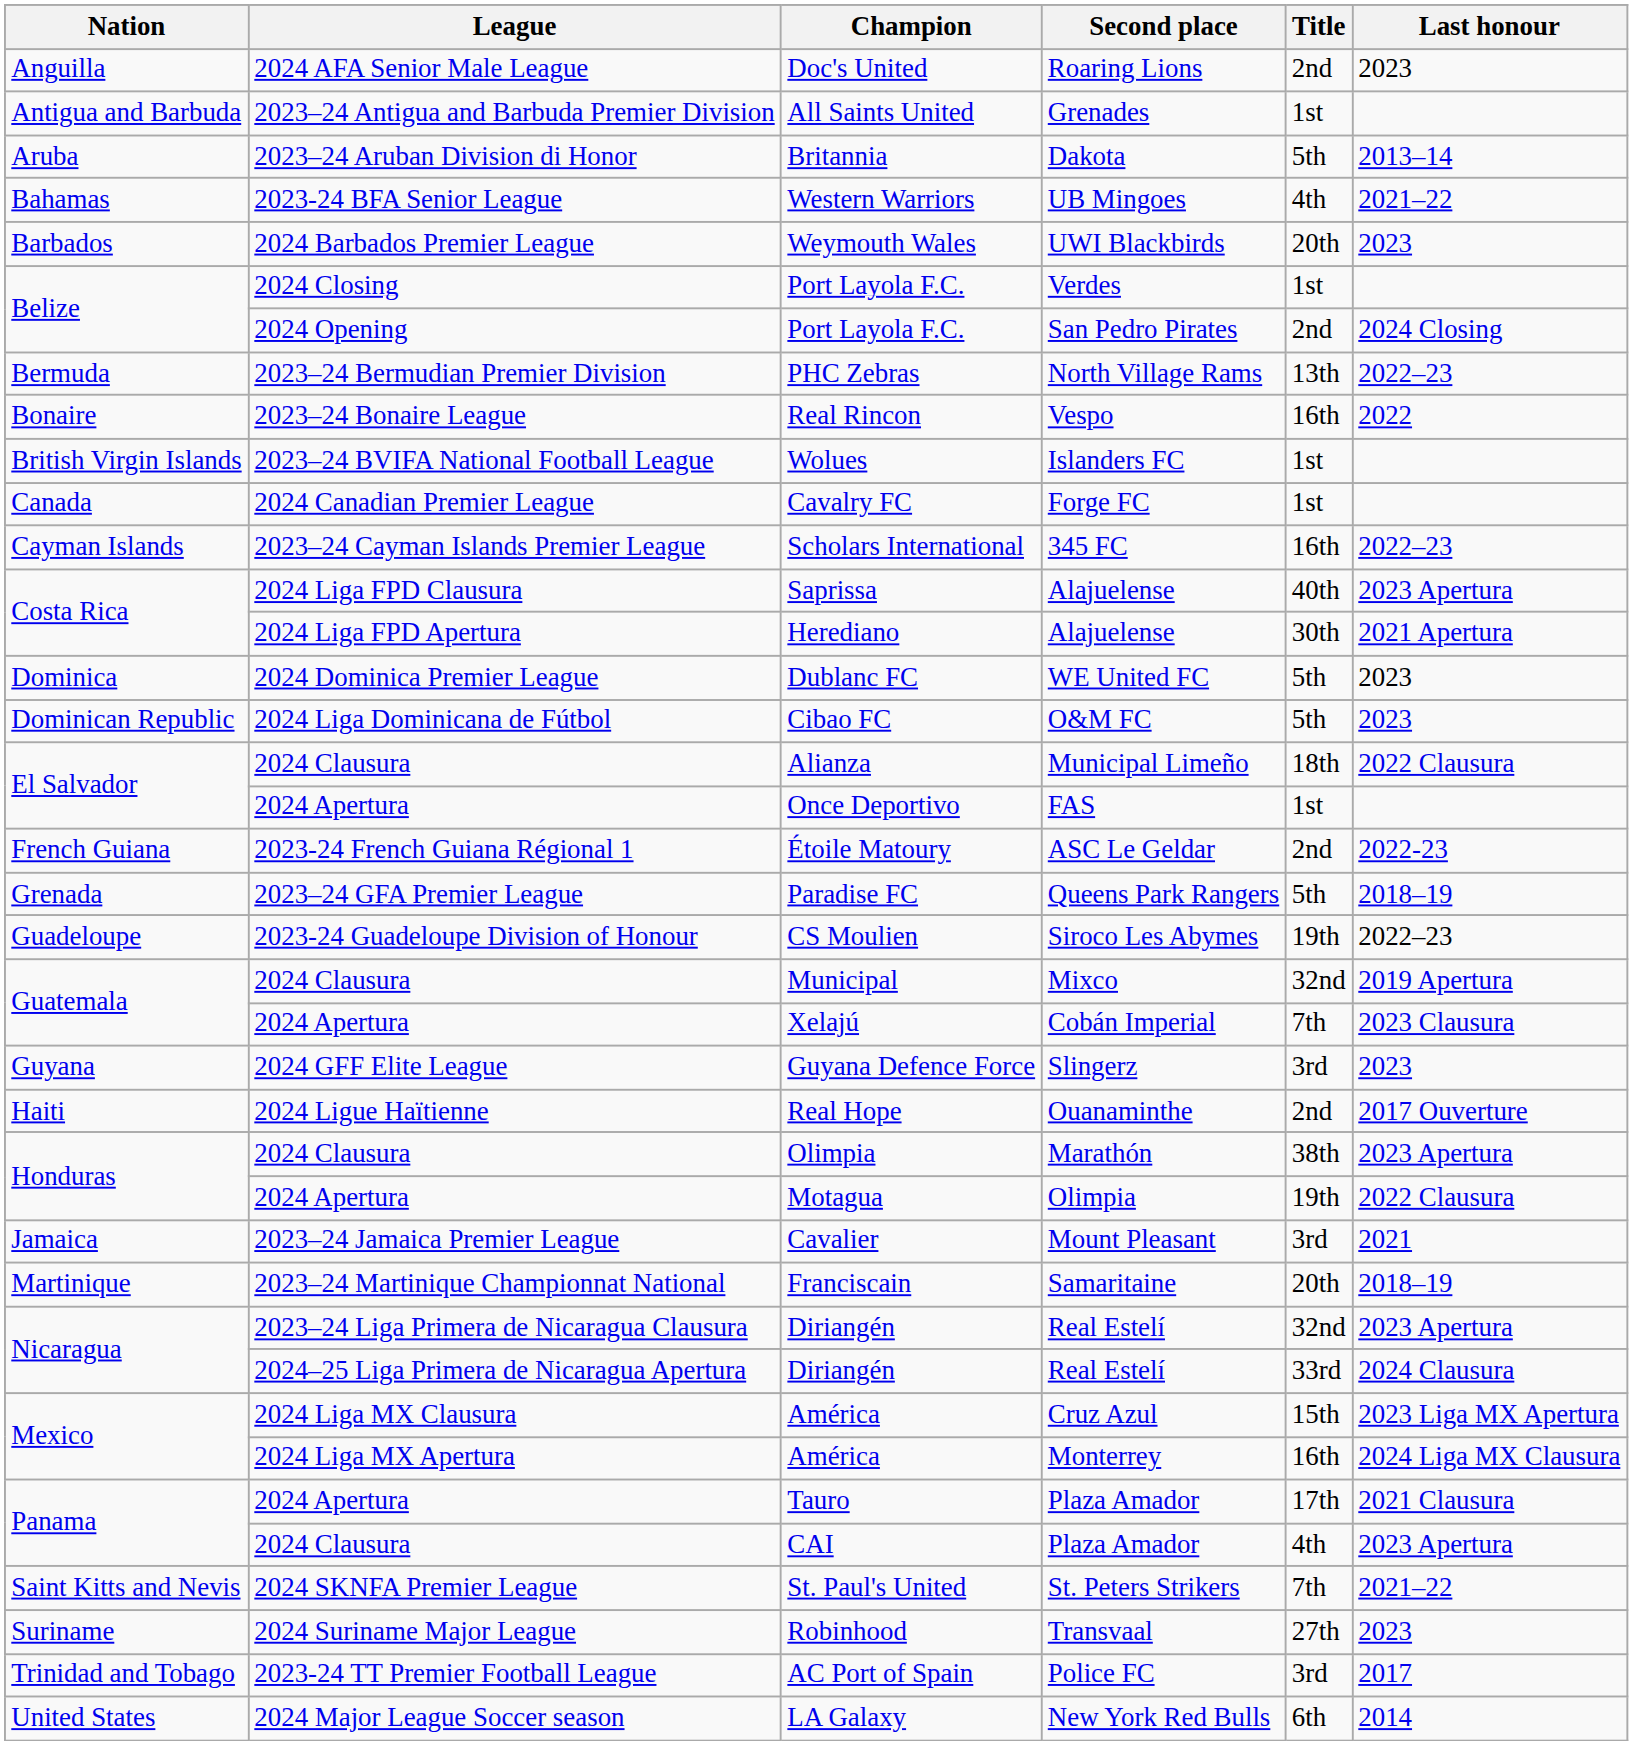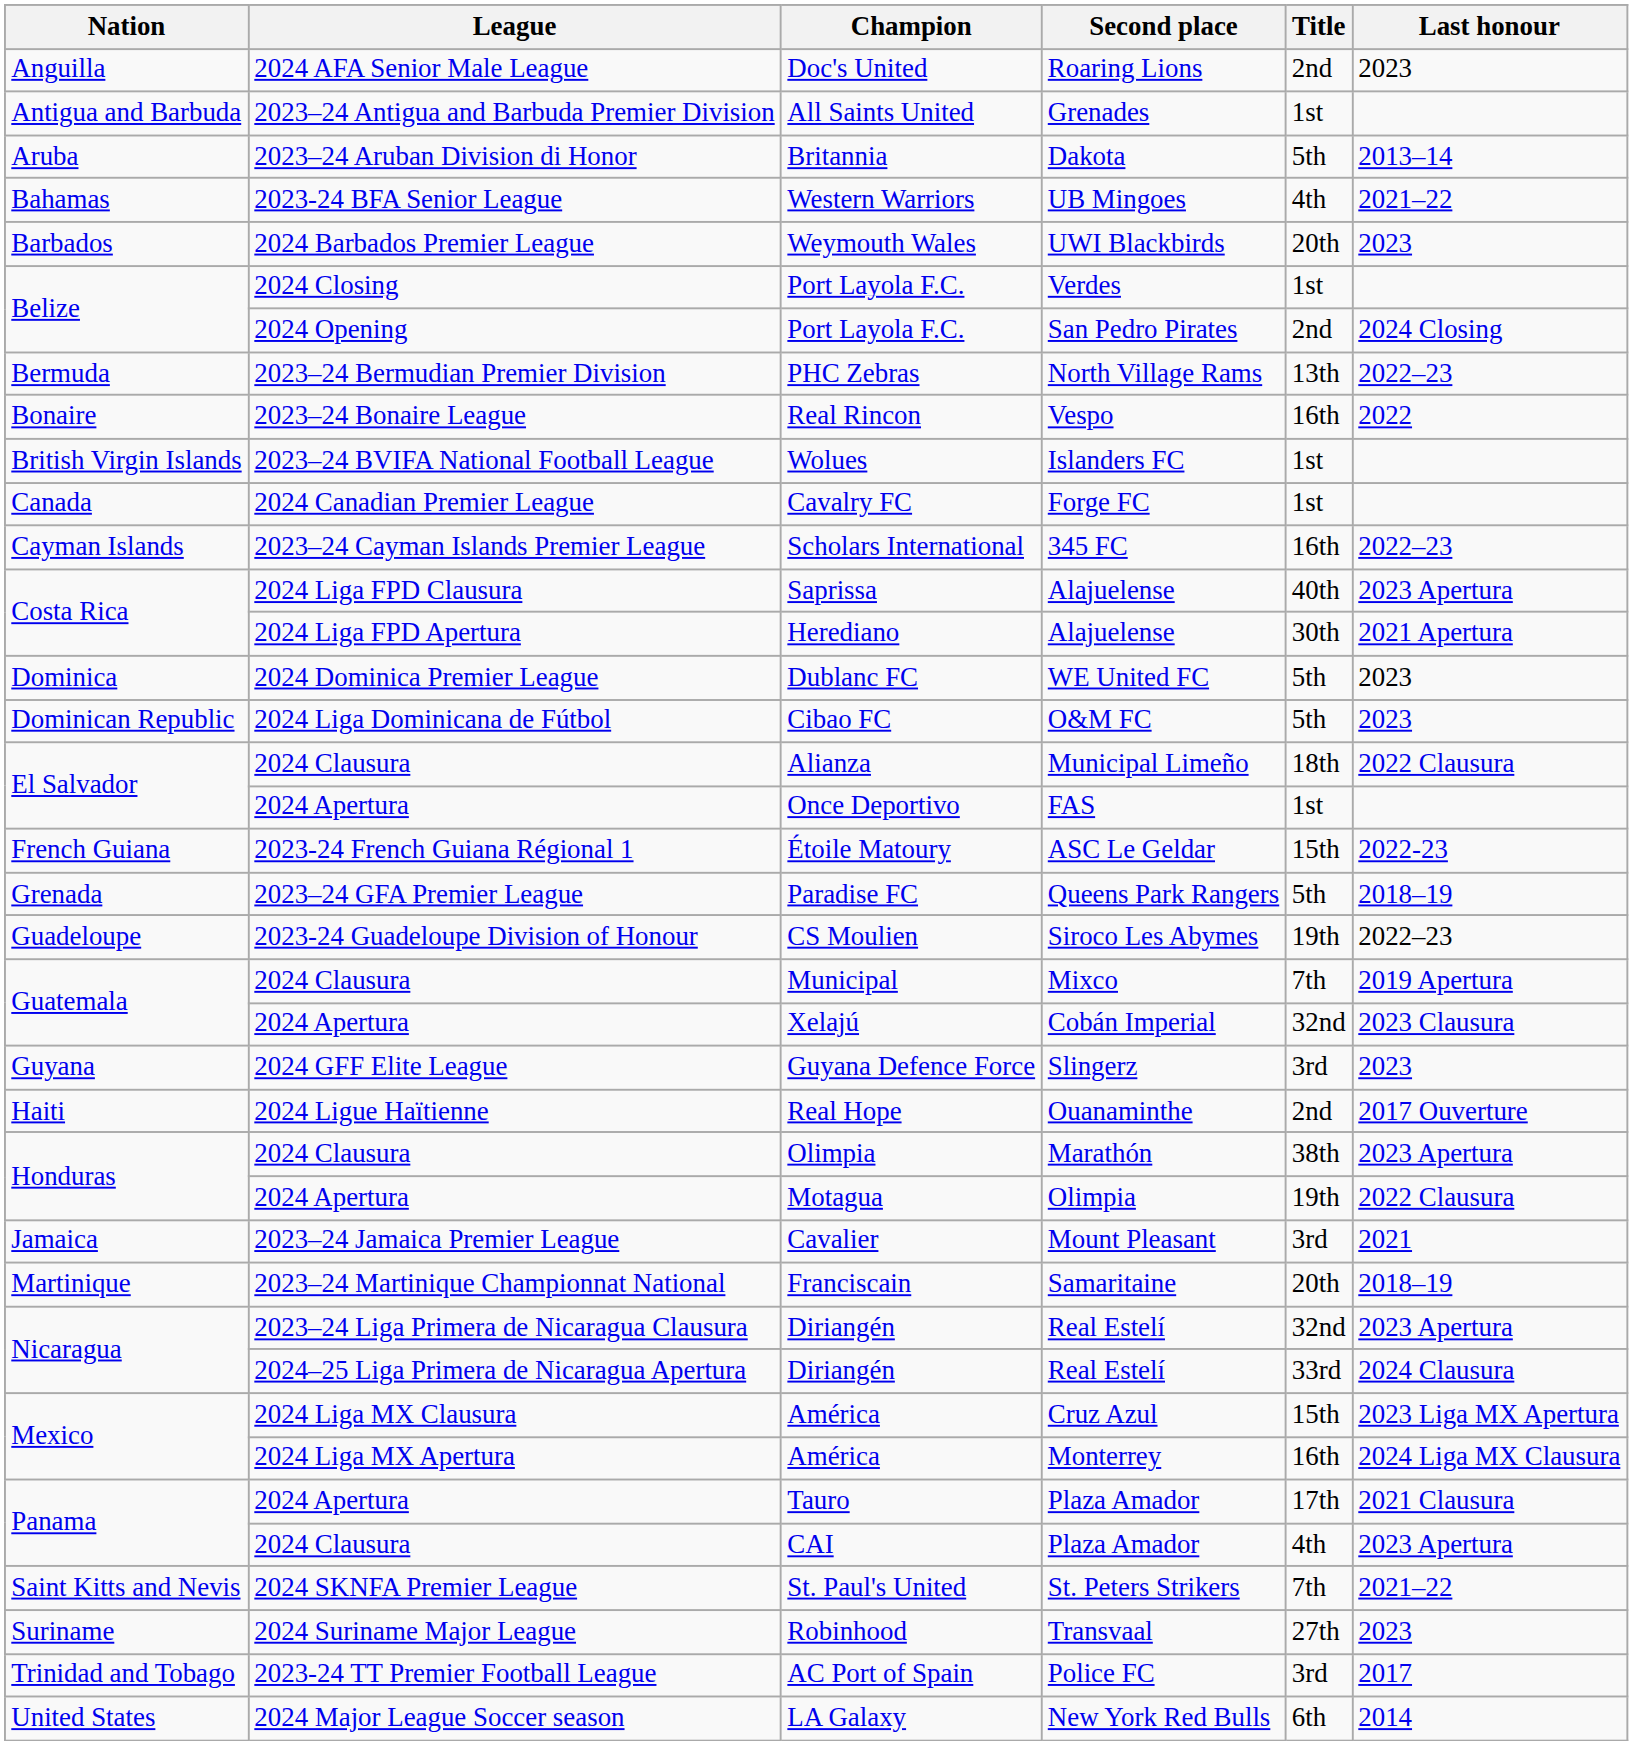(1312, 850) 2nd -> (1316, 850) 15th
(1319, 980) 32nd -> (1309, 980) 7th
(1309, 1023) 7th -> (1319, 1023) 32nd
